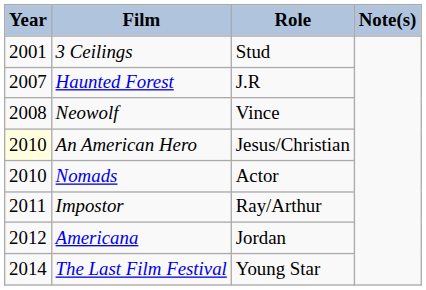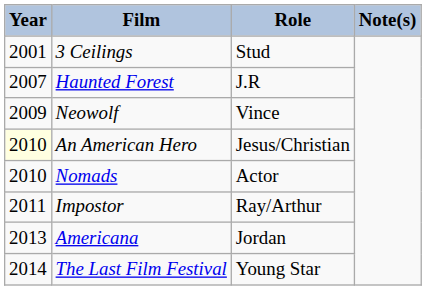(28, 113) 2008 -> (28, 113) 2009
(28, 238) 2012 -> (28, 238) 2013
